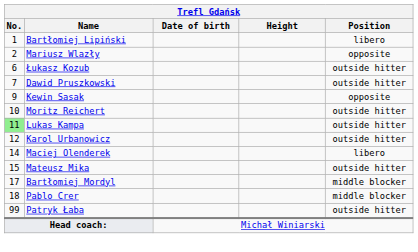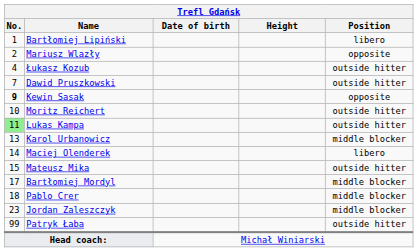(14, 68) 6 -> (14, 68) 4
(14, 97) normal -> (14, 97) bold
(14, 139) 12 -> (14, 139) 13
(369, 139) outside hitter -> (369, 139) middle blocker
+ row: (71, 210)
